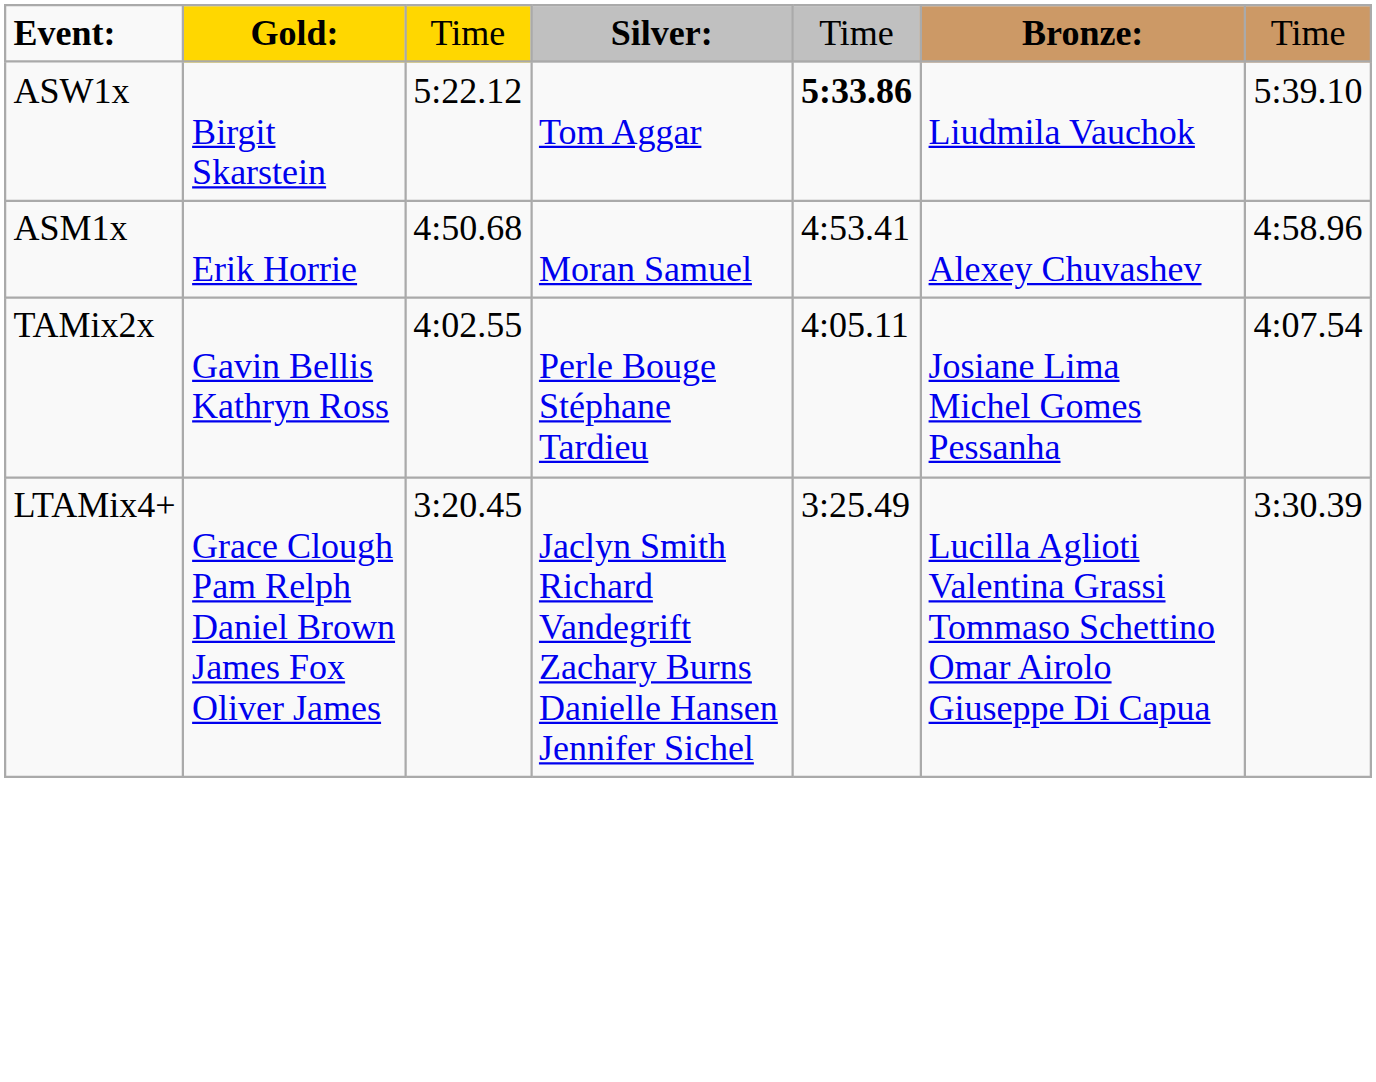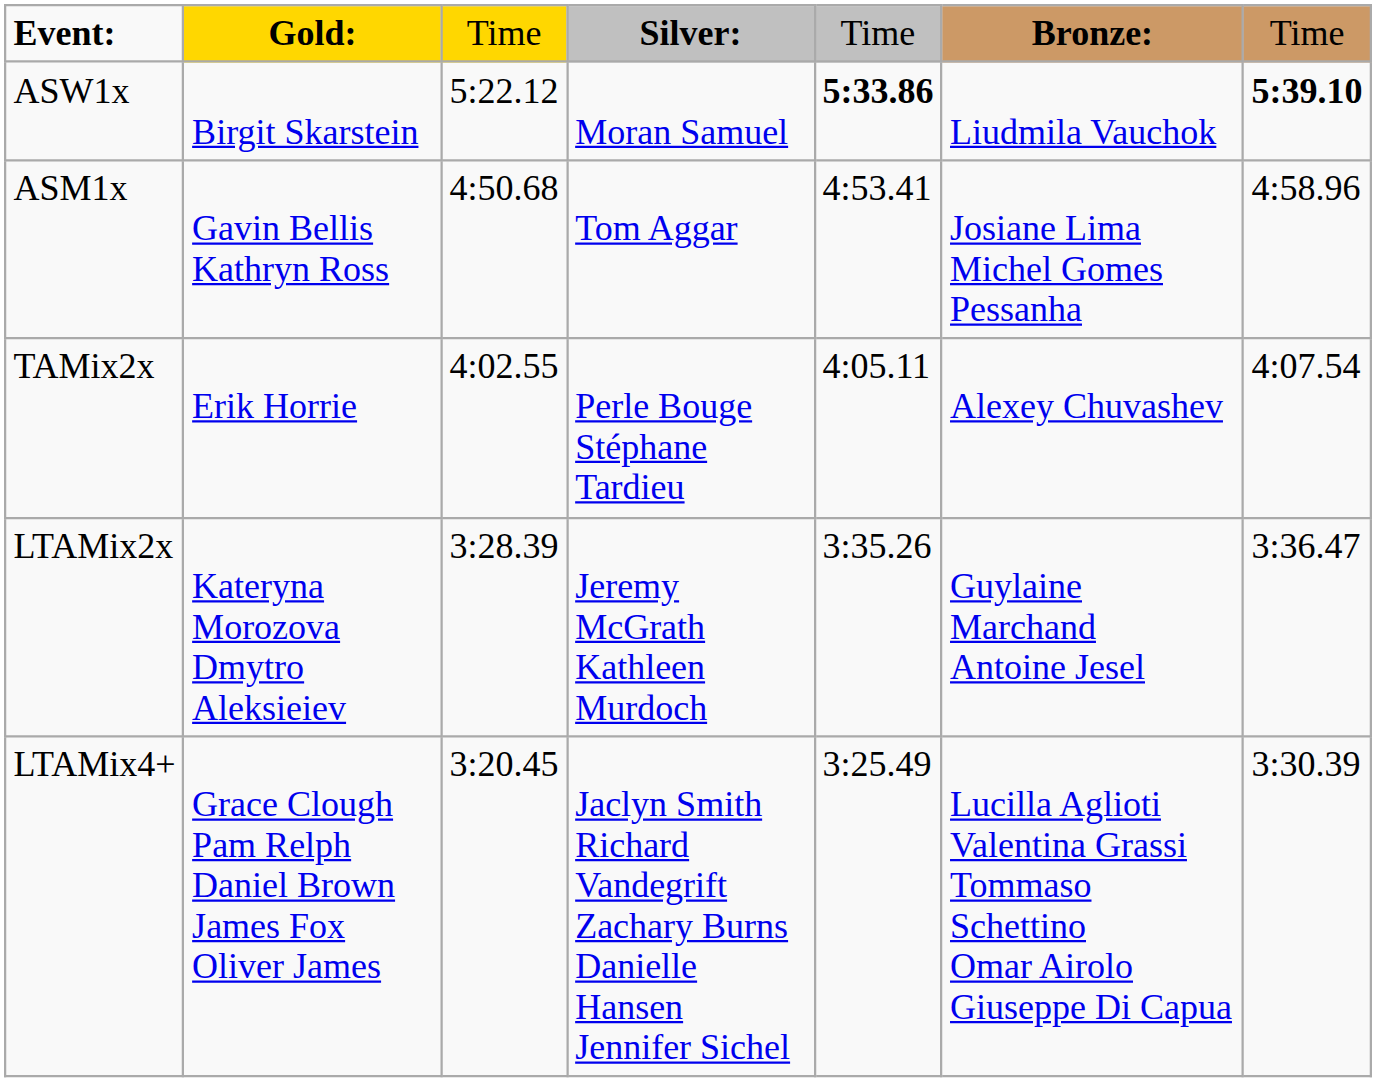(620, 130) Tom Aggar -> (682, 130) Moran Samuel
(1308, 90) normal -> (1307, 90) bold
(275, 268) Erik Horrie -> (291, 248) Gavin Bellis Kathryn Ross
(645, 268) Moran Samuel -> (656, 228) Tom Aggar
(1065, 268) Alexey Chuvashev -> (1057, 268) Josiane Lima Michel Gomes Pessanha
(291, 386) Gavin Bellis Kathryn Ross -> (275, 406) Erik Horrie
(1035, 406) Josiane Lima Michel Gomes Pessanha -> (1086, 406) Alexey Chuvashev
+ row: (93, 544)
